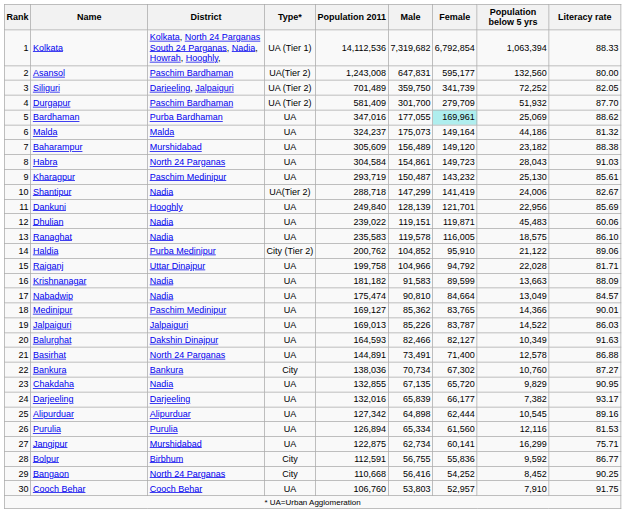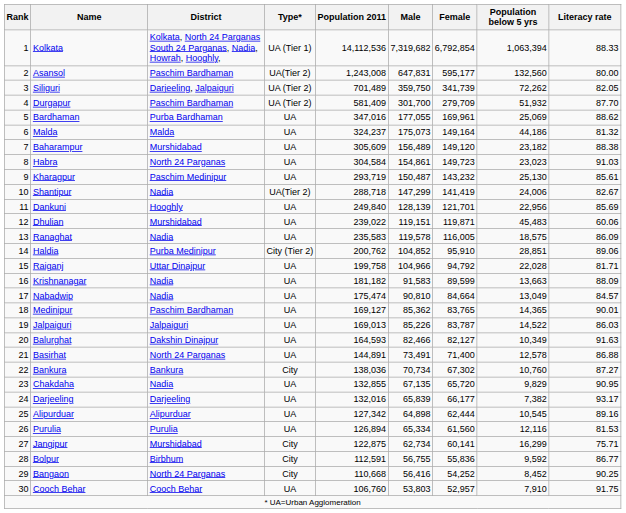(533, 88) 72,252 -> (533, 88) 72,262
(459, 117) paleturquoise background -> (459, 117) no background
(533, 162) 28,043 -> (533, 162) 23,023
(161, 221) Nadia -> (176, 221) Murshidabad
(607, 236) 86.10 -> (607, 236) 86.09
(533, 251) 21,122 -> (533, 251) 28,851
(188, 310) Paschim Medinipur -> (191, 310) Paschim Bardhaman
(533, 310) 14,366 -> (533, 310) 14,365
(290, 444) UA -> (290, 444) City
